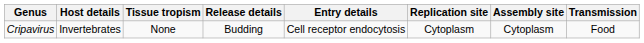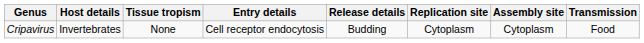columns swapped: (346, 12) <-> (244, 12)
